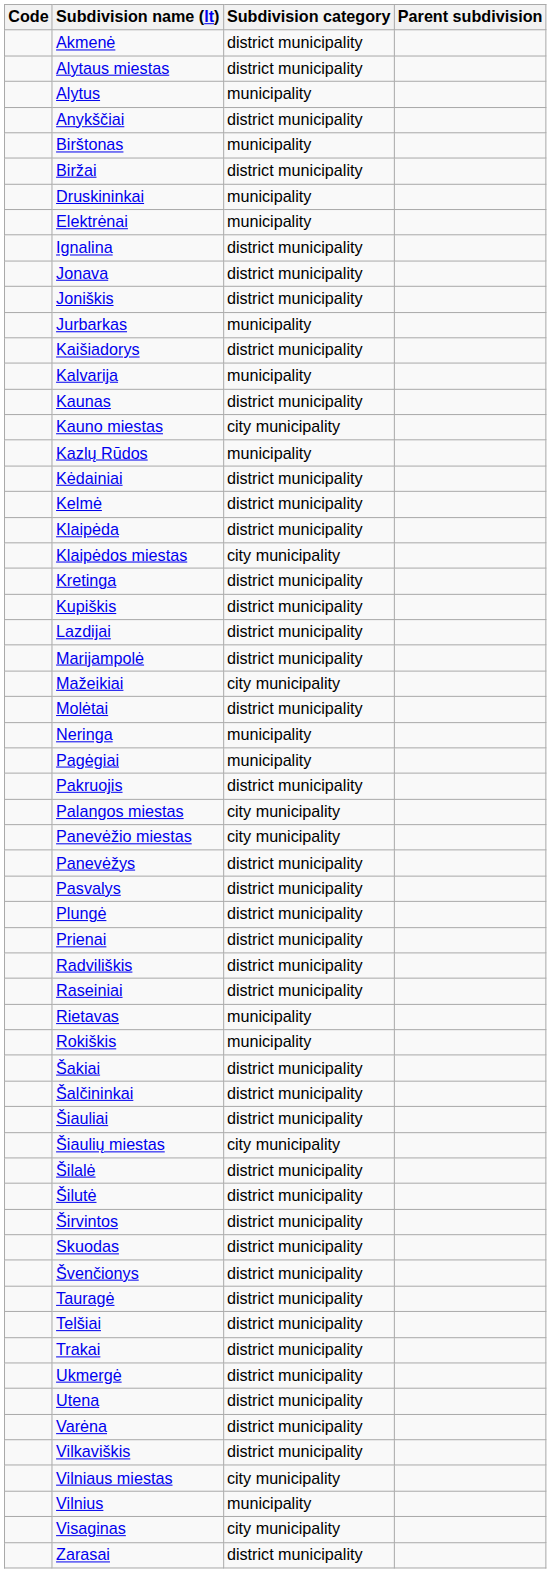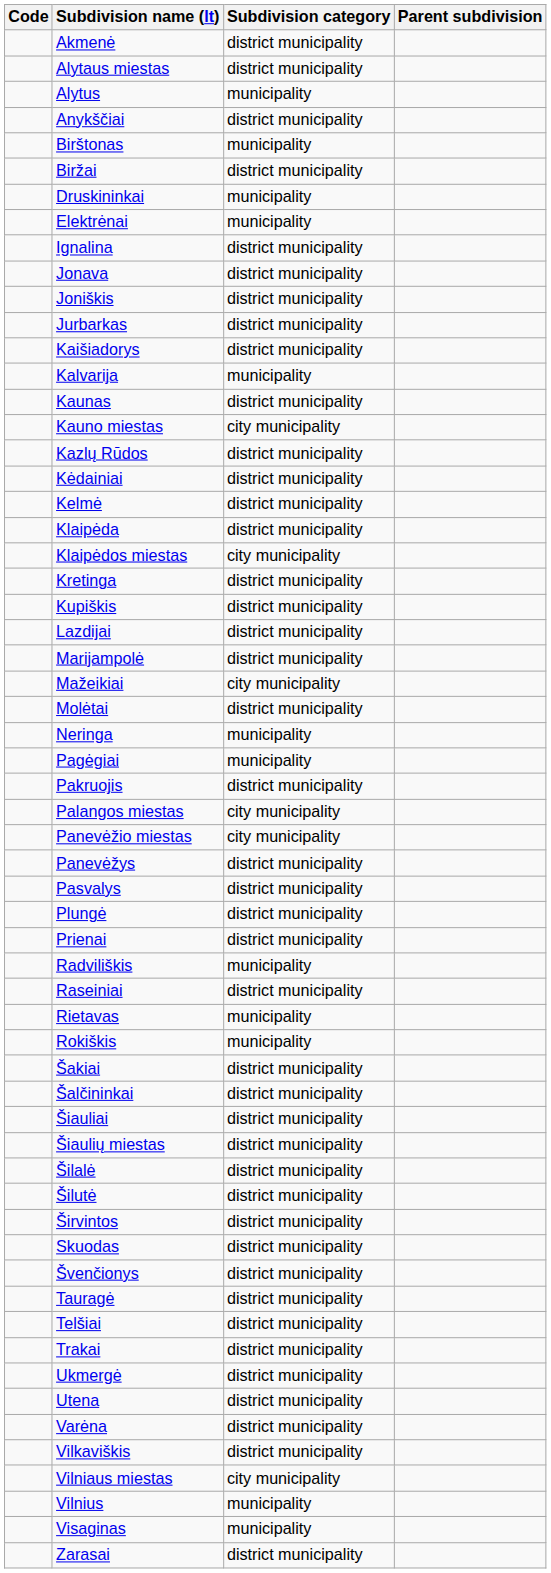(269, 324) municipality -> (295, 324) district municipality
(269, 453) municipality -> (295, 453) district municipality
(295, 965) district municipality -> (269, 965) municipality
(284, 1144) city municipality -> (295, 1144) district municipality
(284, 1529) city municipality -> (269, 1529) municipality
